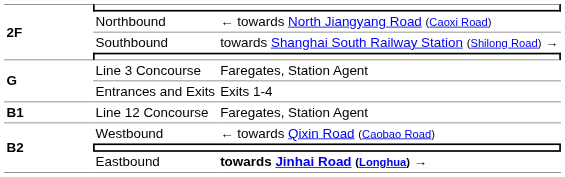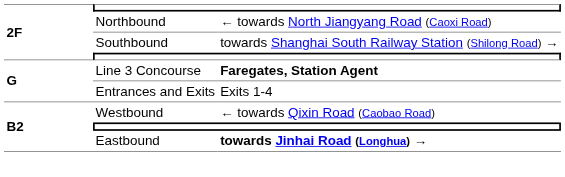(294, 70) normal -> (299, 70) bold
- row: (15, 112)
